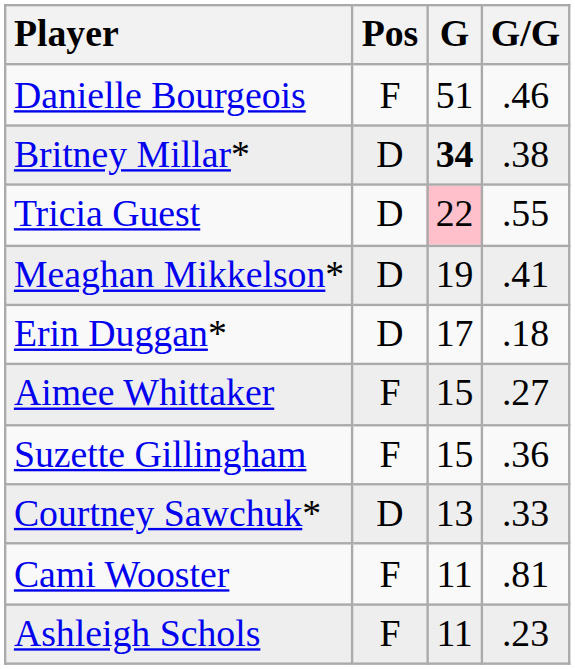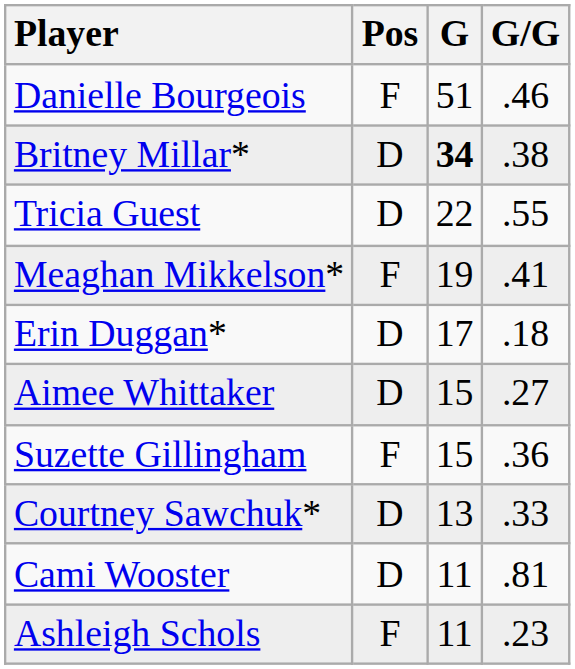(455, 214) pink background -> (455, 214) no background
(390, 273) D -> (390, 273) F
(390, 393) F -> (390, 393) D
(390, 573) F -> (390, 573) D
